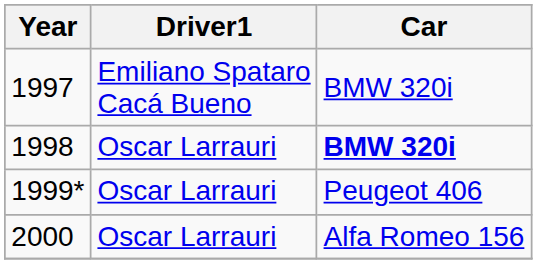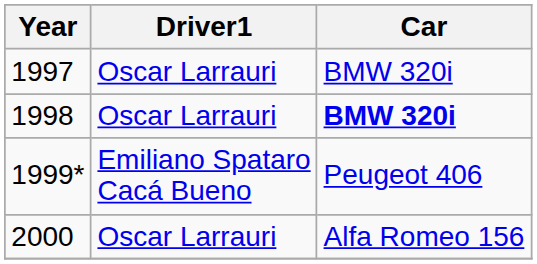(204, 86) Emiliano Spataro Cacá Bueno -> (187, 71) Oscar Larrauri
(187, 191) Oscar Larrauri -> (204, 175) Emiliano Spataro Cacá Bueno
